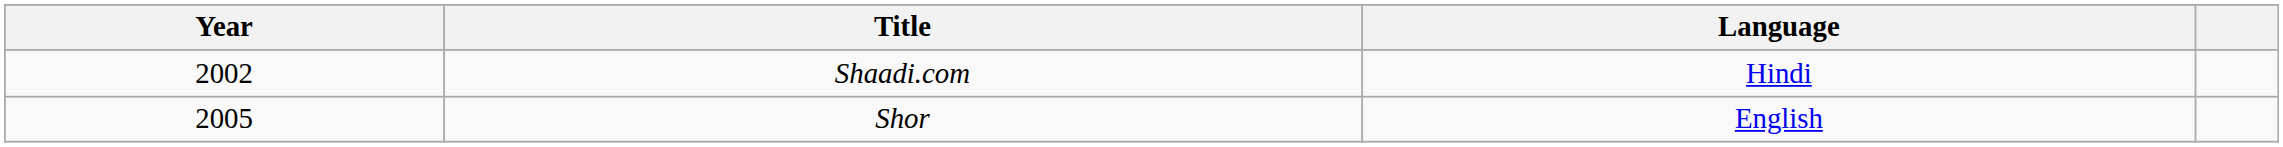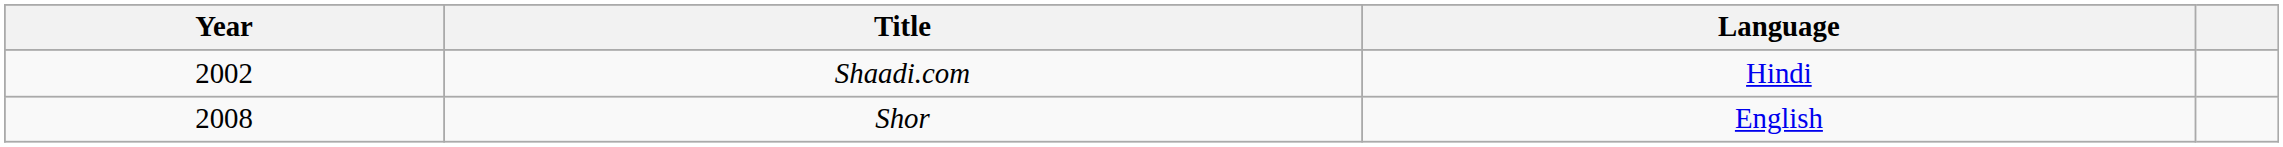(224, 118) 2005 -> (224, 118) 2008
